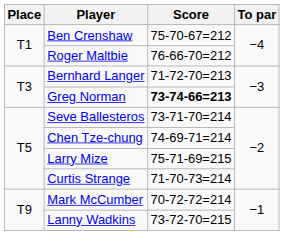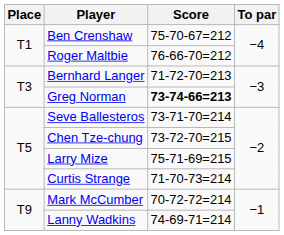(191, 138) 74-69-71=214 -> (191, 138) 73-72-70=215
(191, 220) 73-72-70=215 -> (191, 220) 74-69-71=214
